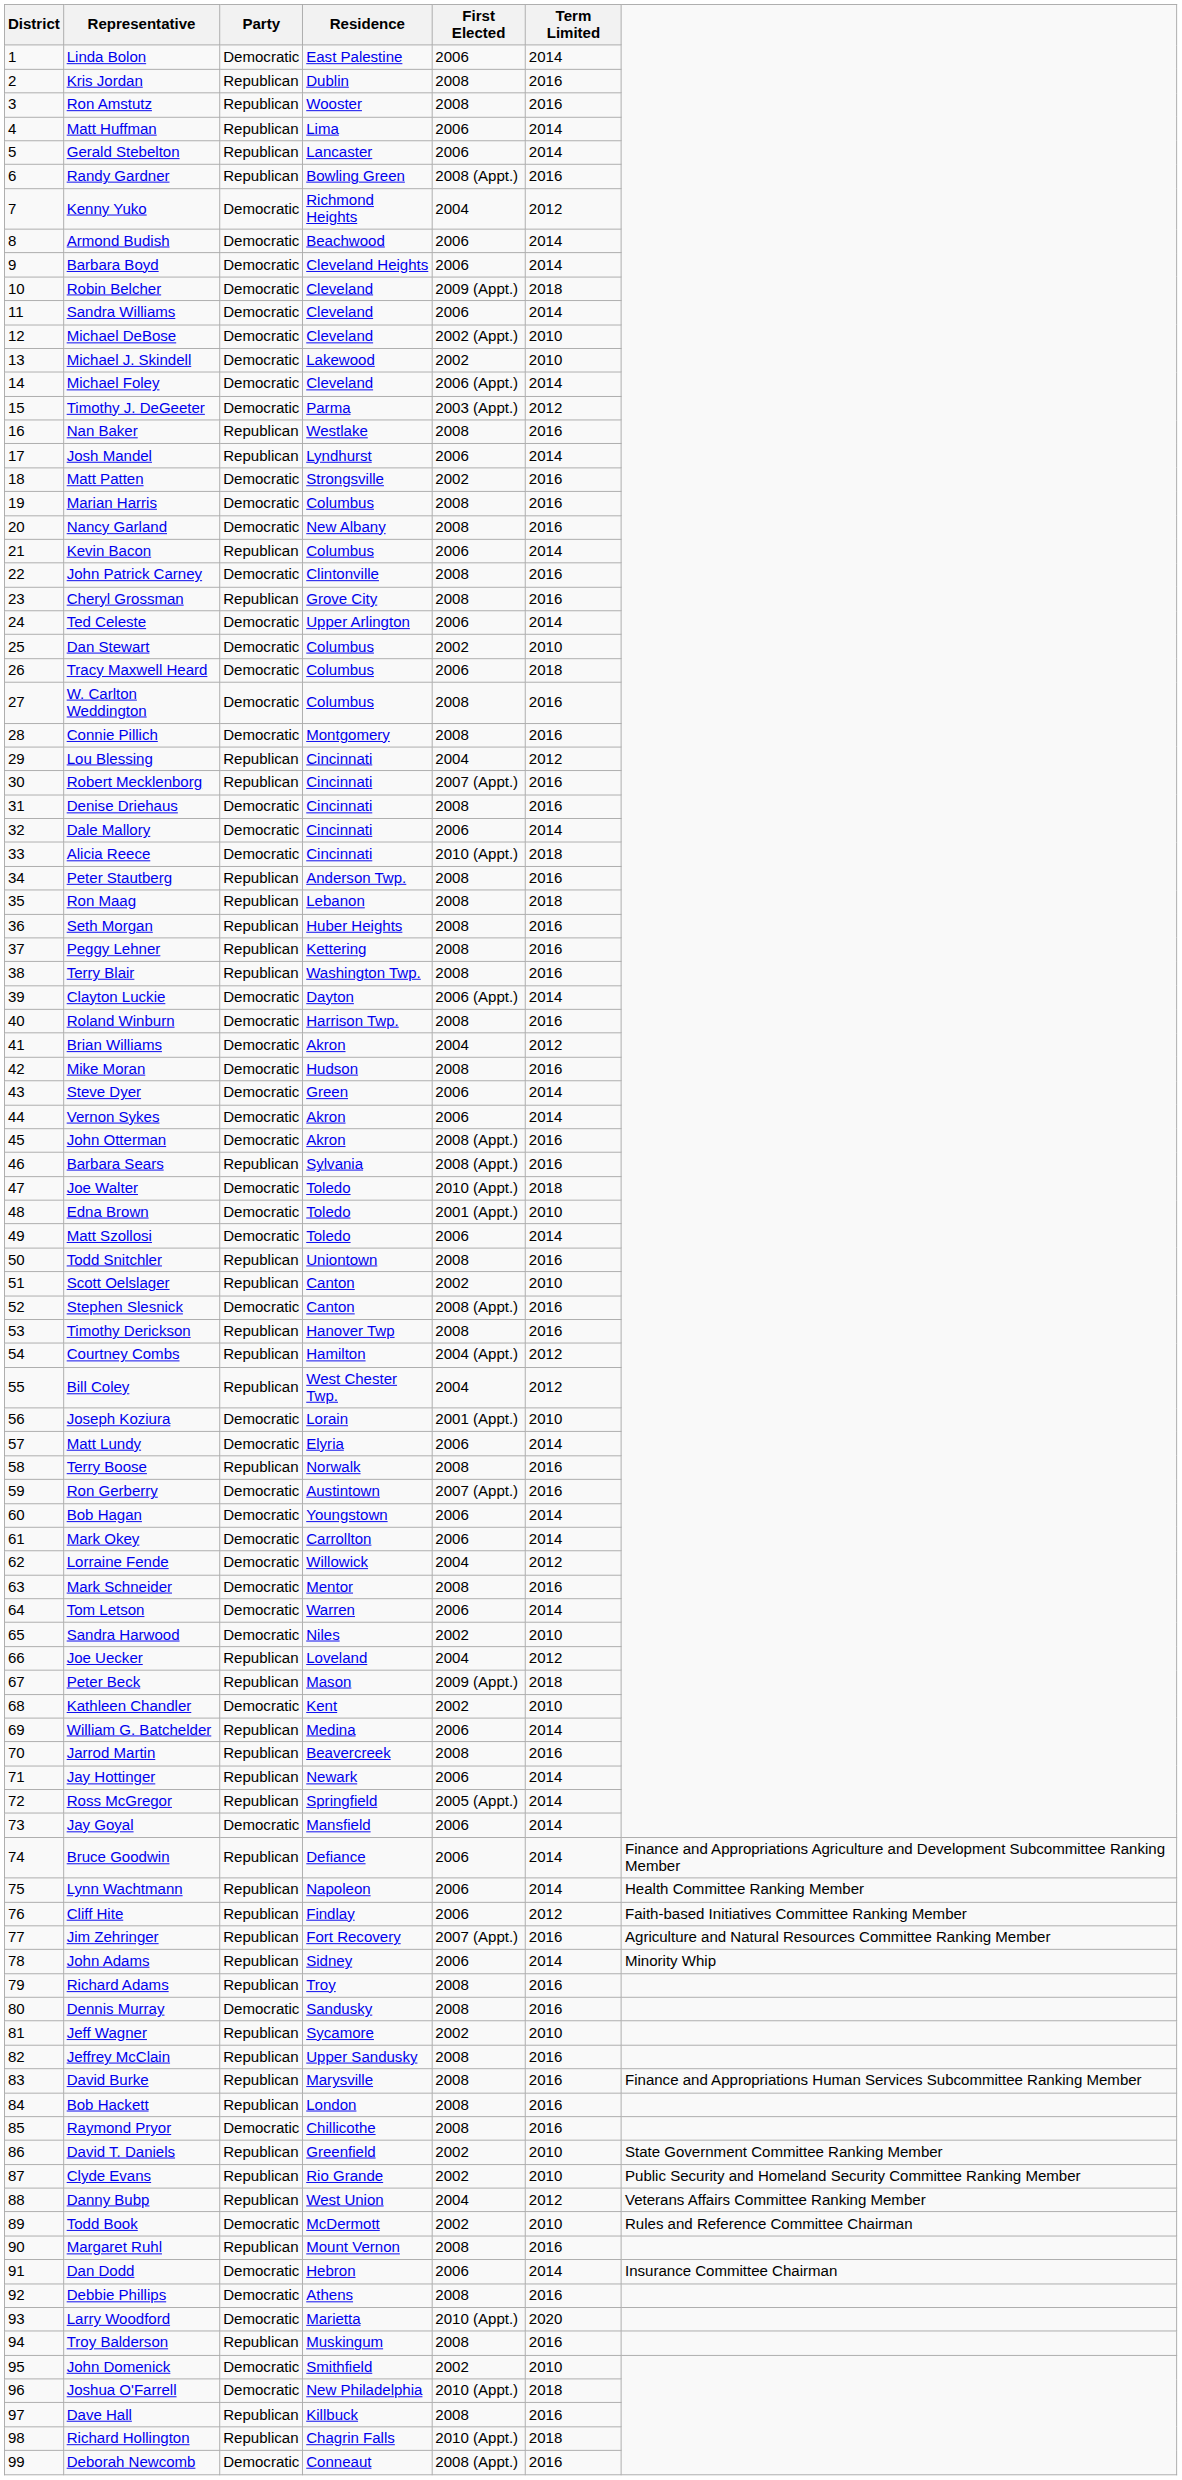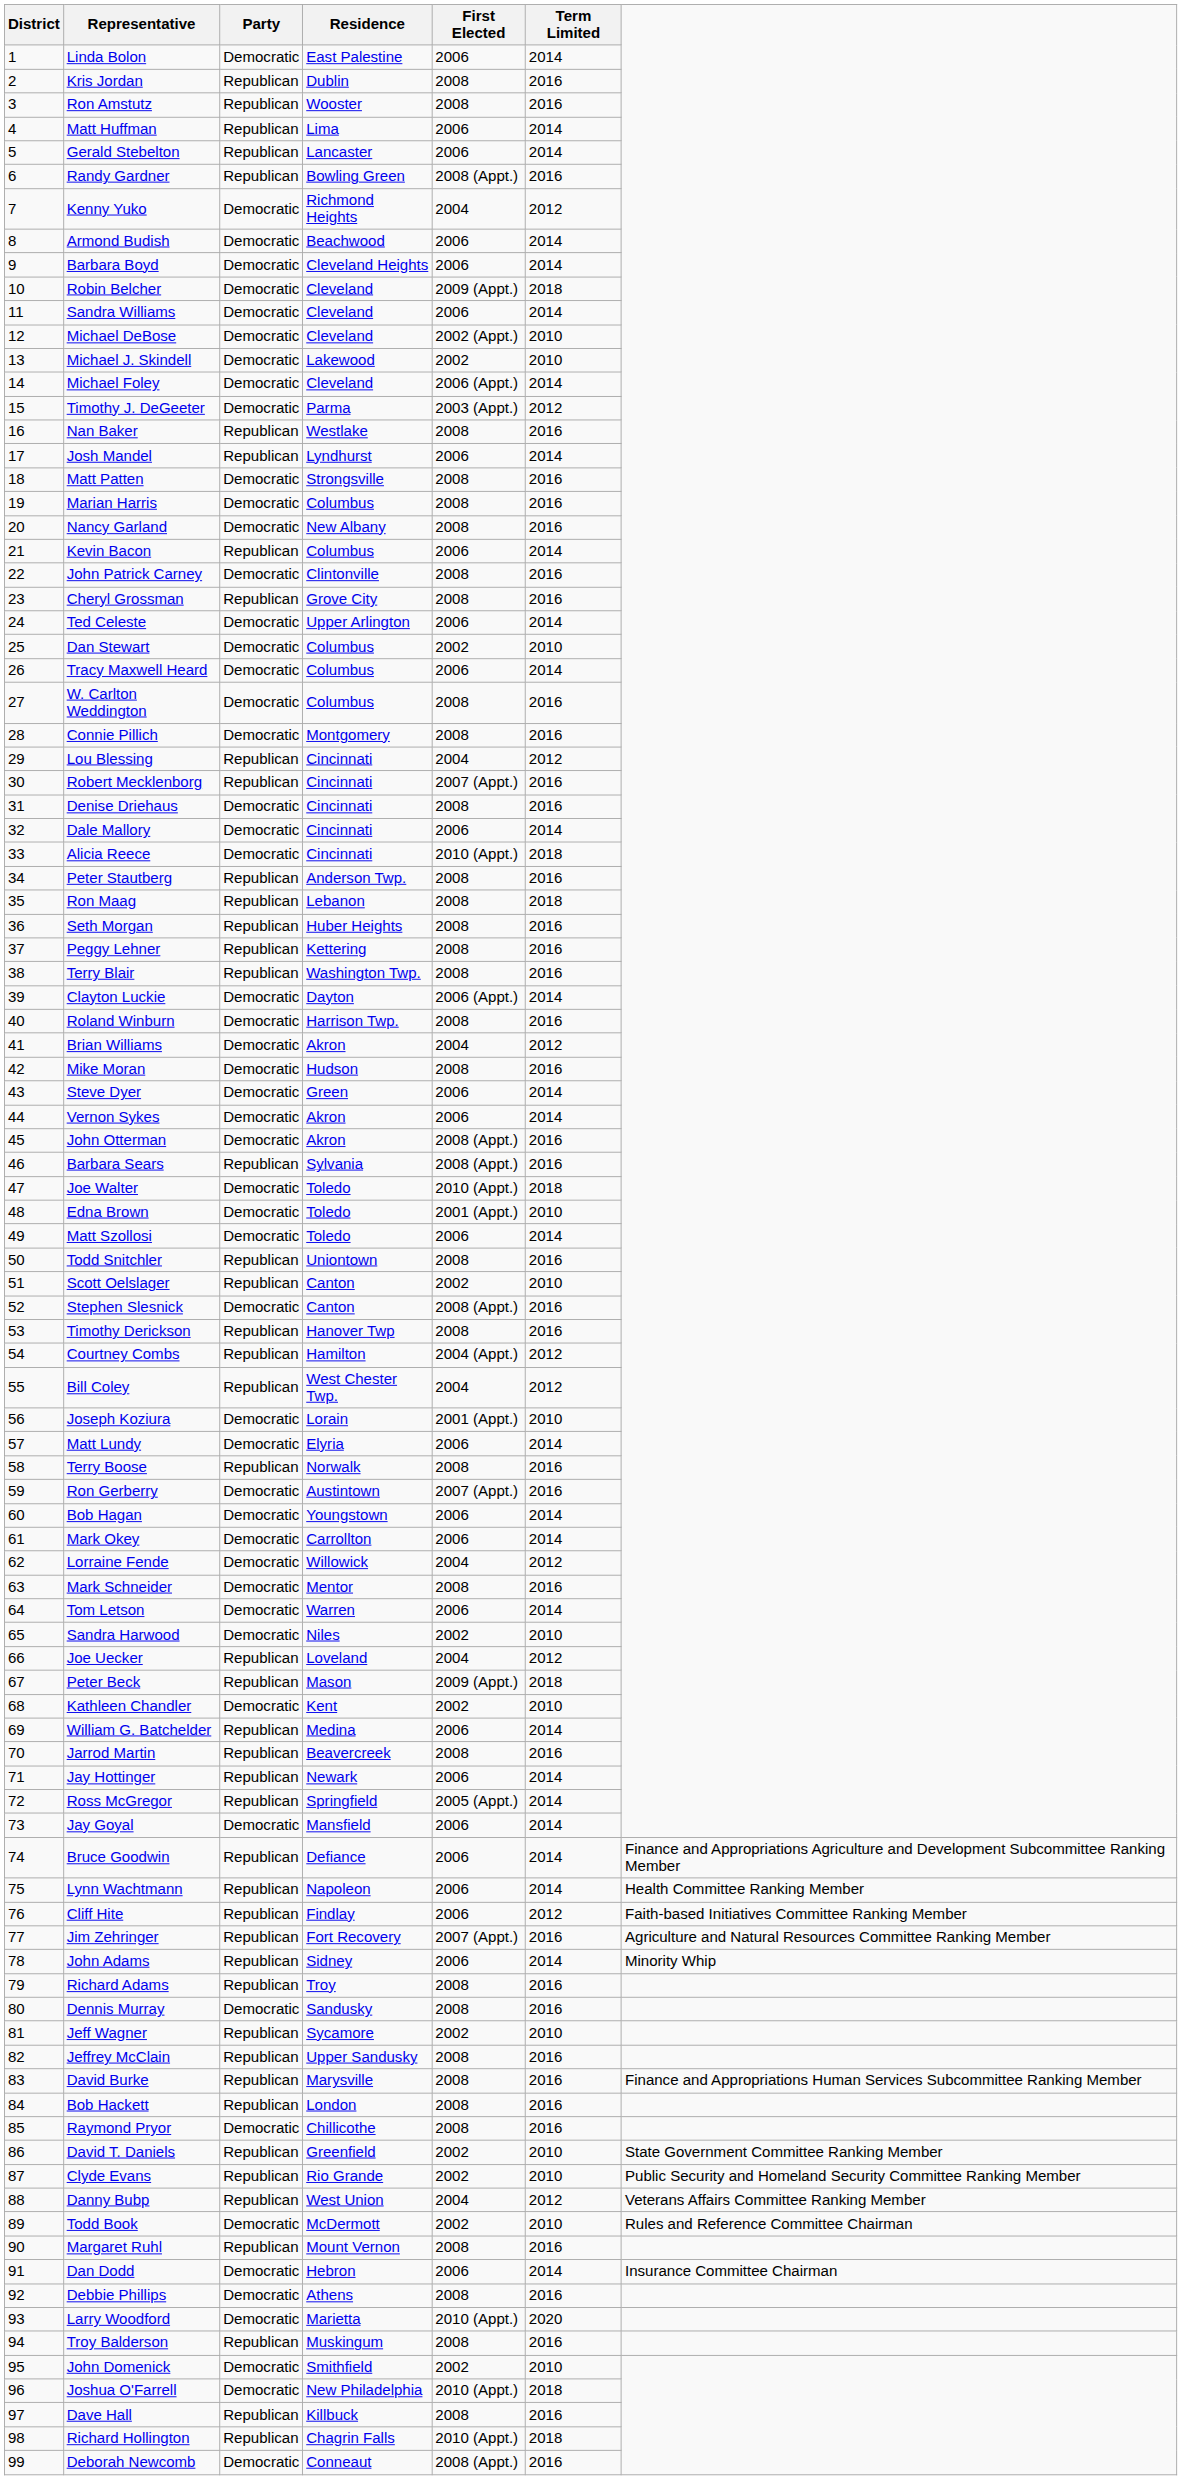(452, 479) 2002 -> (452, 479) 2008
(546, 670) 2018 -> (546, 670) 2014
